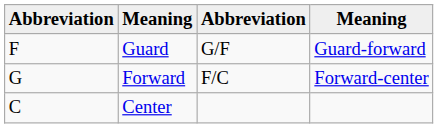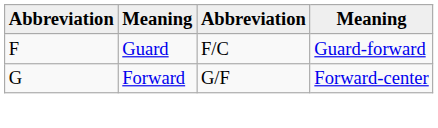(215, 48) G/F -> (215, 48) F/C
(215, 78) F/C -> (215, 78) G/F
- row: (147, 107)
